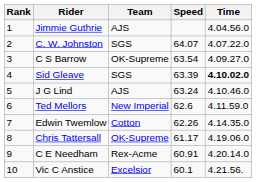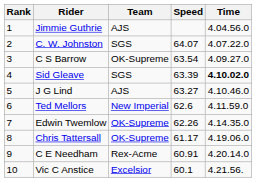(186, 91) 63.24 -> (186, 91) 63.27
(126, 122) Cotton -> (140, 122) OK-Supreme
